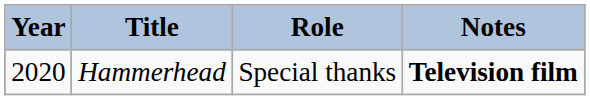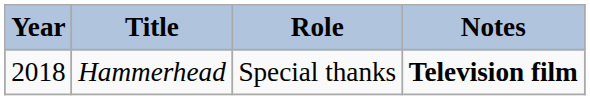(38, 71) 2020 -> (38, 71) 2018
